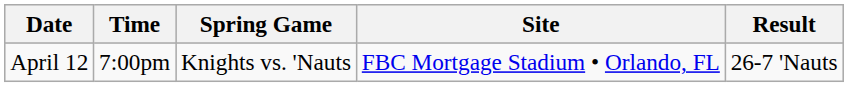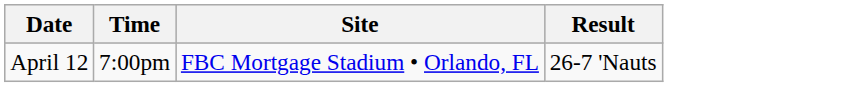- column: (266, 23)
